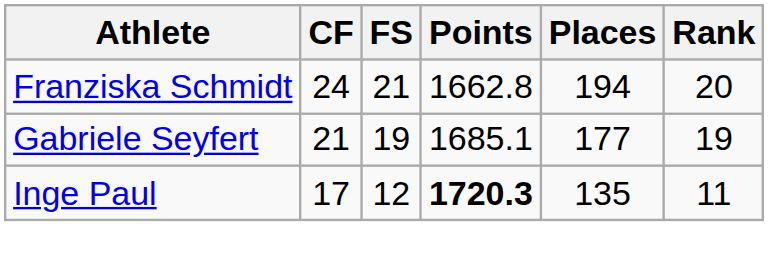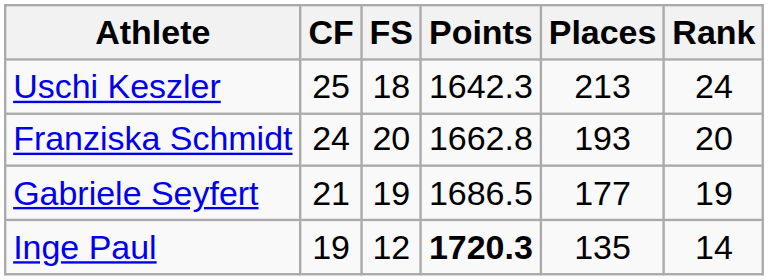+ row: (117, 86)
(391, 86) 21 -> (391, 140) 20
(603, 86) 194 -> (603, 140) 193
(481, 140) 1685.1 -> (481, 193) 1686.5
(331, 193) 17 -> (331, 247) 19
(714, 193) 11 -> (714, 247) 14
